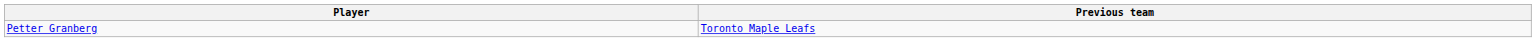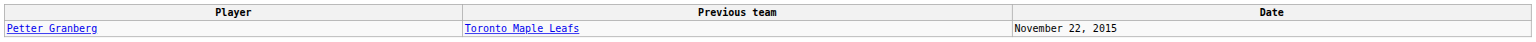+ column: (1272, 13)
